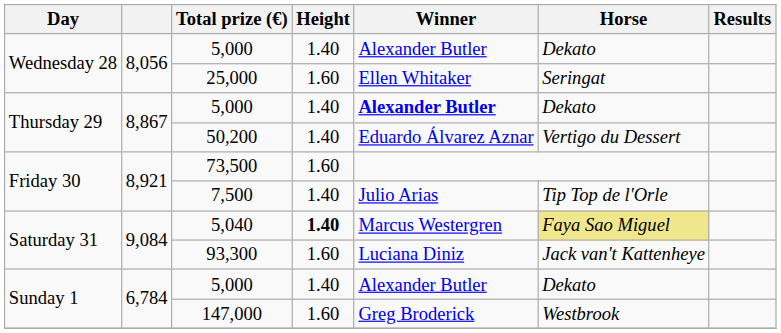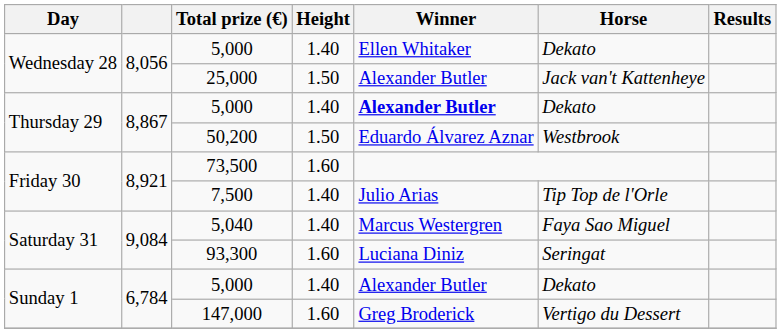(423, 48) Alexander Butler -> (415, 48) Ellen Whitaker
(323, 78) 1.60 -> (323, 78) 1.50
(415, 78) Ellen Whitaker -> (423, 78) Alexander Butler
(574, 78) Seringat -> (624, 78) Jack van't Kattenheye
(323, 136) 1.40 -> (323, 136) 1.50
(611, 136) Vertigo du Dessert -> (581, 136) Westbrook
(323, 225) bold -> (323, 225) normal
(606, 225) khaki background -> (606, 225) no background
(624, 254) Jack van't Kattenheye -> (574, 254) Seringat
(581, 313) Westbrook -> (611, 313) Vertigo du Dessert
